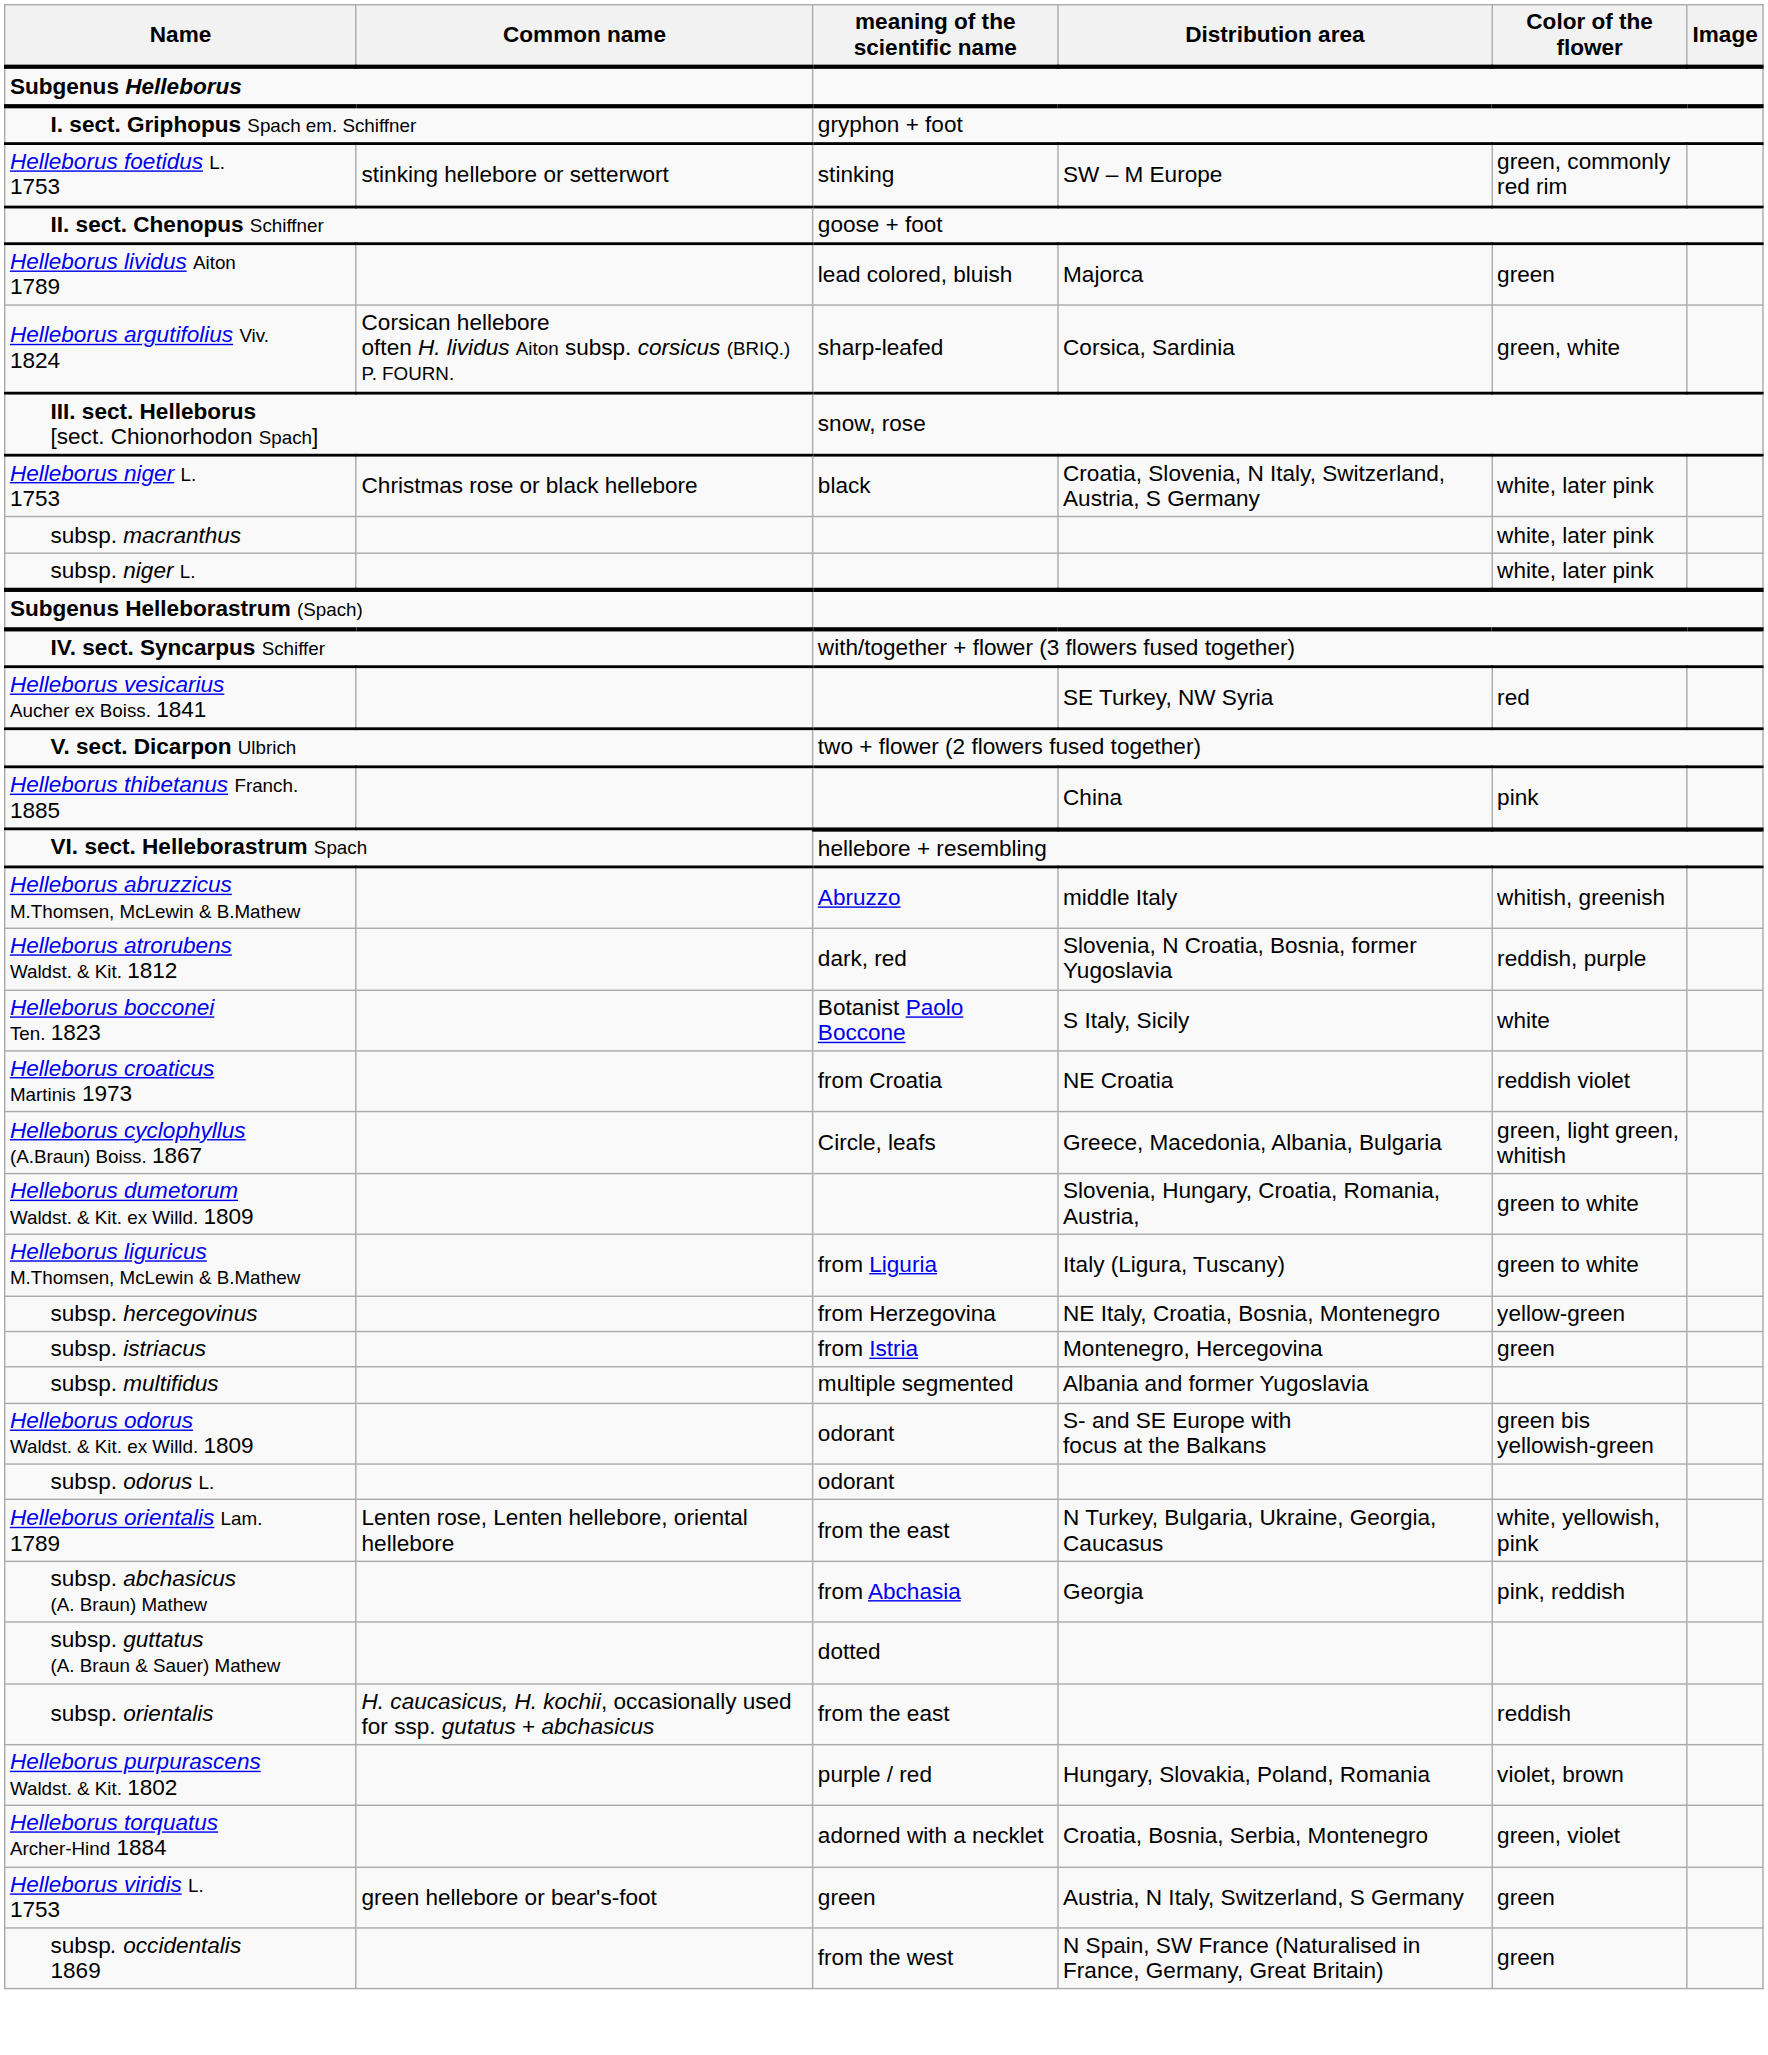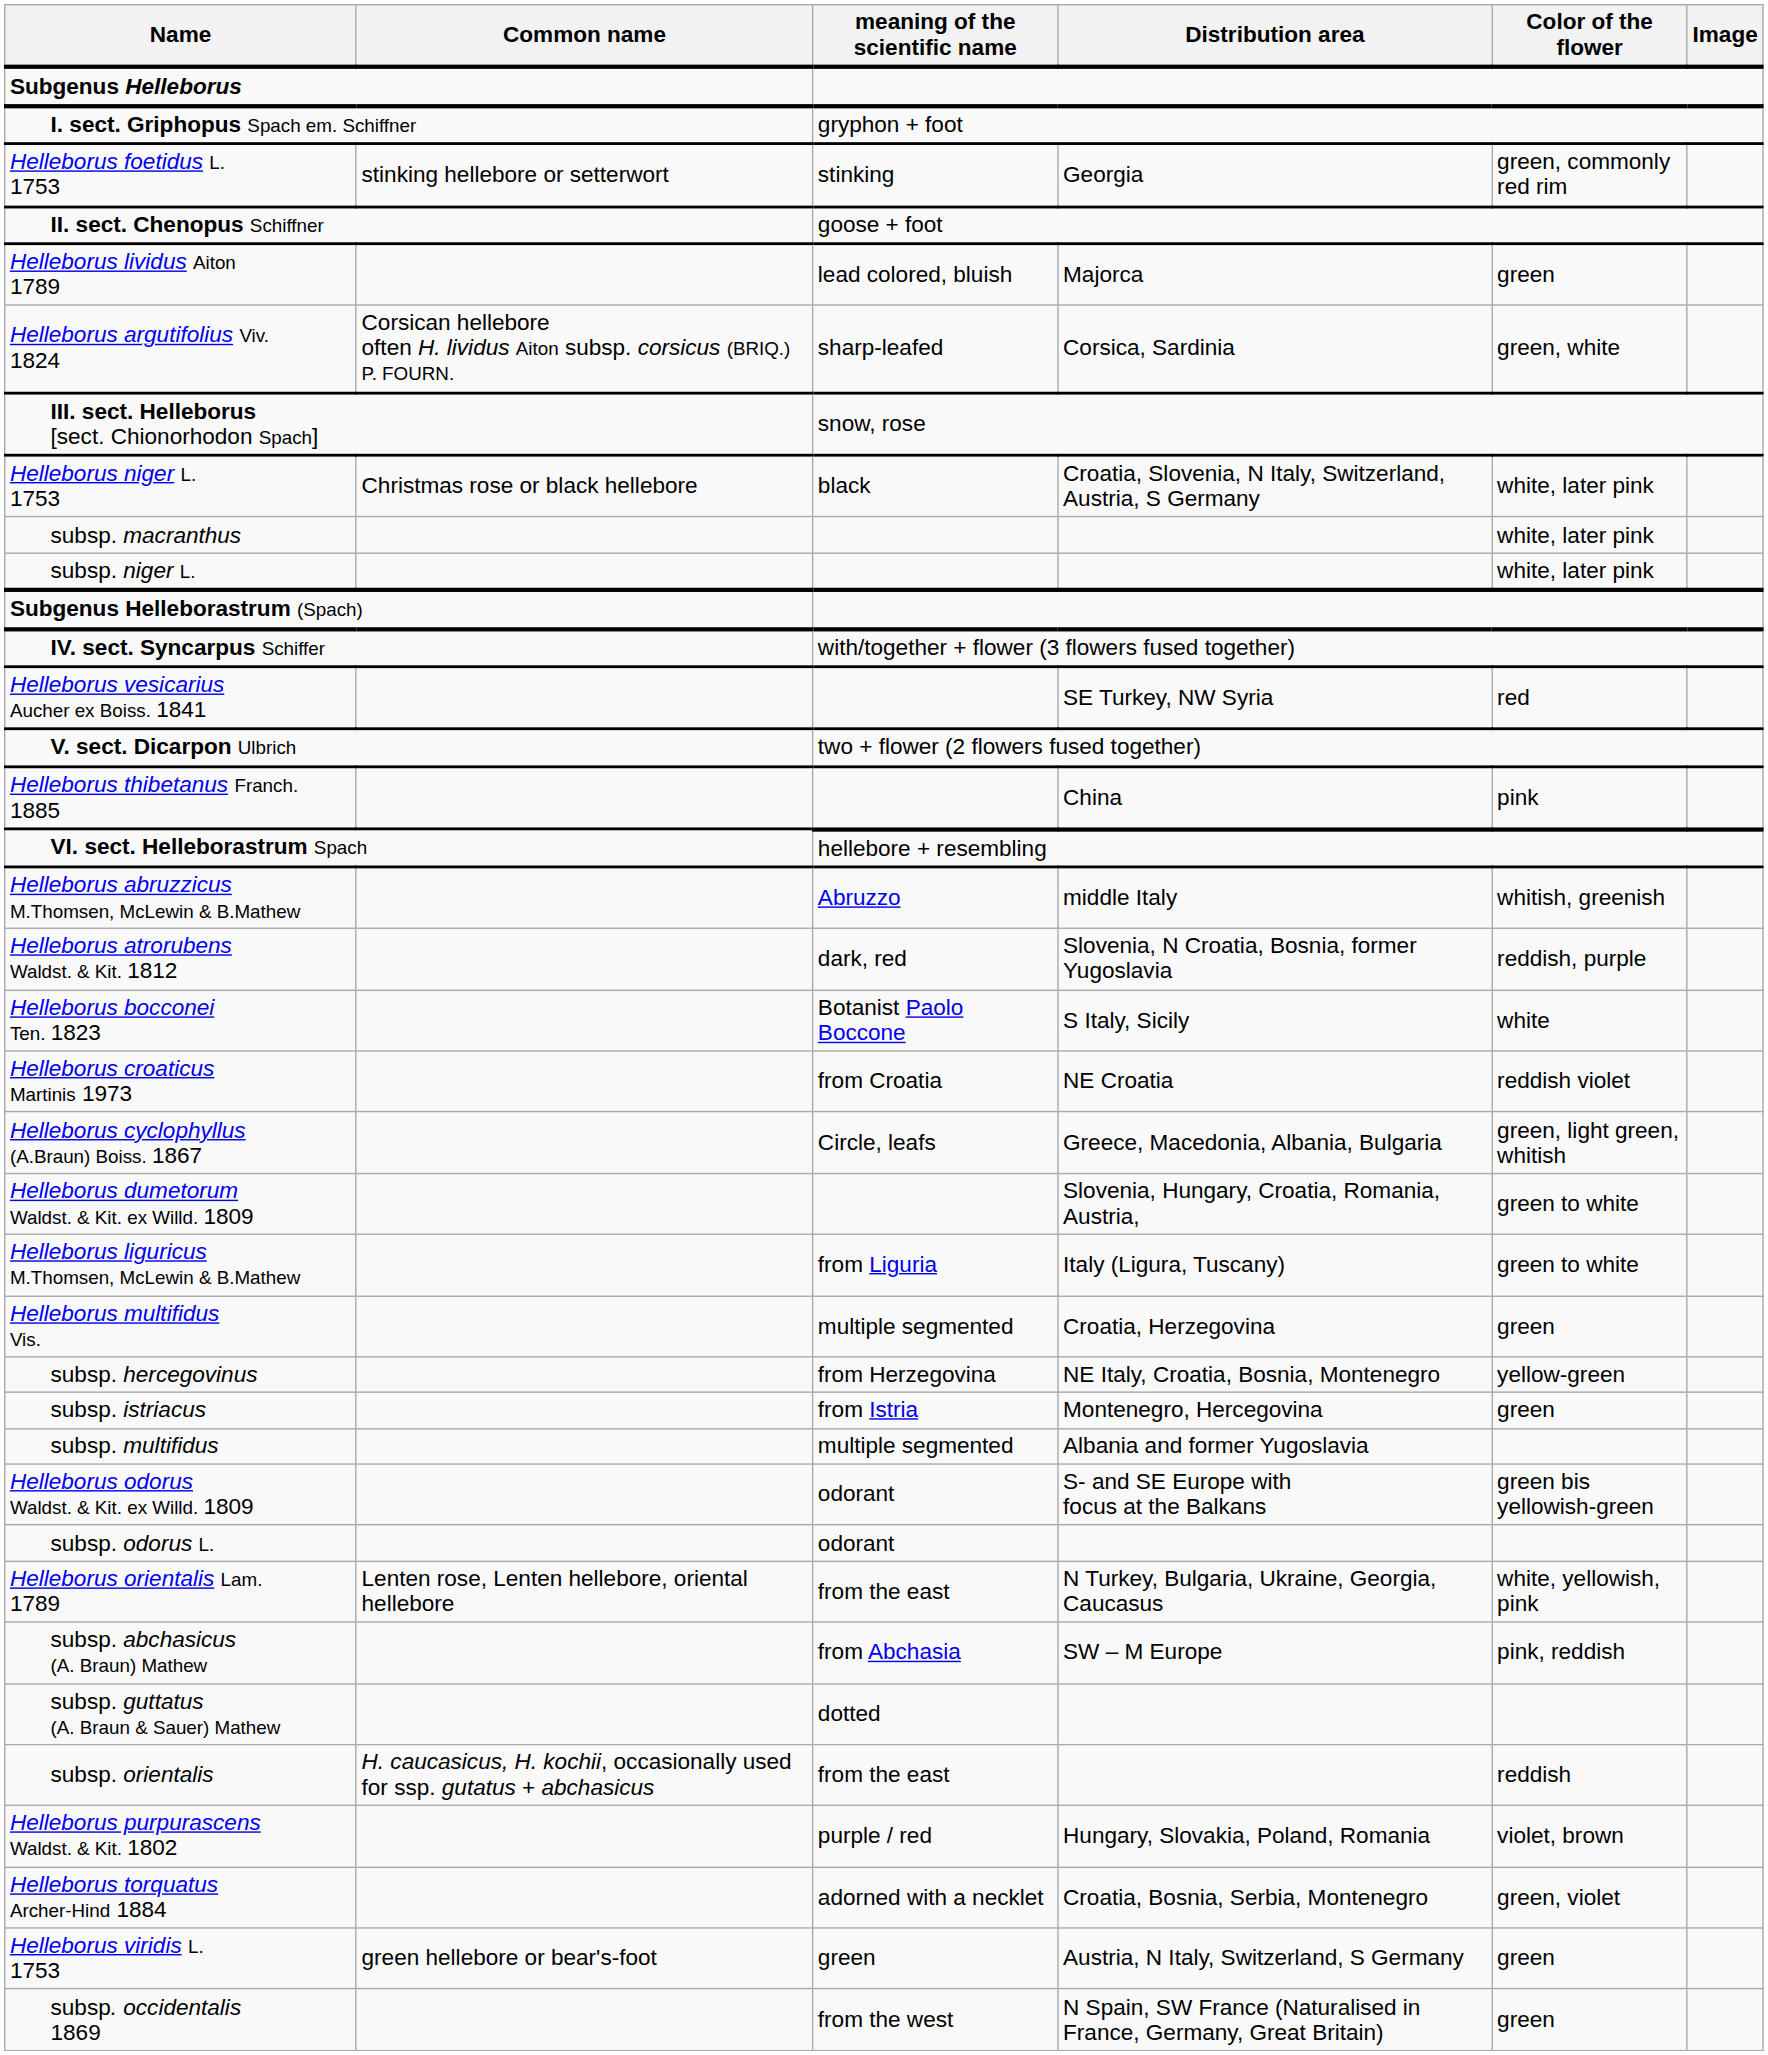(1143, 174) SW – M Europe -> (1103, 174) Georgia
+ row: (115, 1325)
(1103, 1591) Georgia -> (1143, 1652) SW – M Europe
